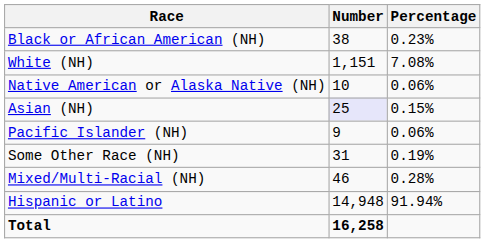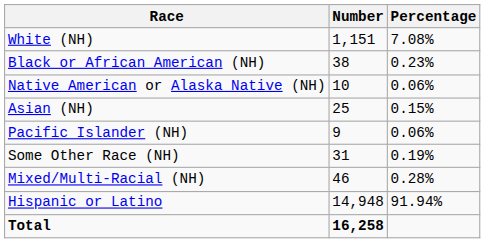rows swapped: (51, 63) <-> (137, 40)
(341, 109) lavender background -> (341, 109) no background
